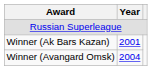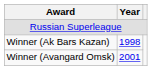(130, 42) 2001 -> (130, 42) 1998
(130, 57) 2004 -> (130, 57) 2001
